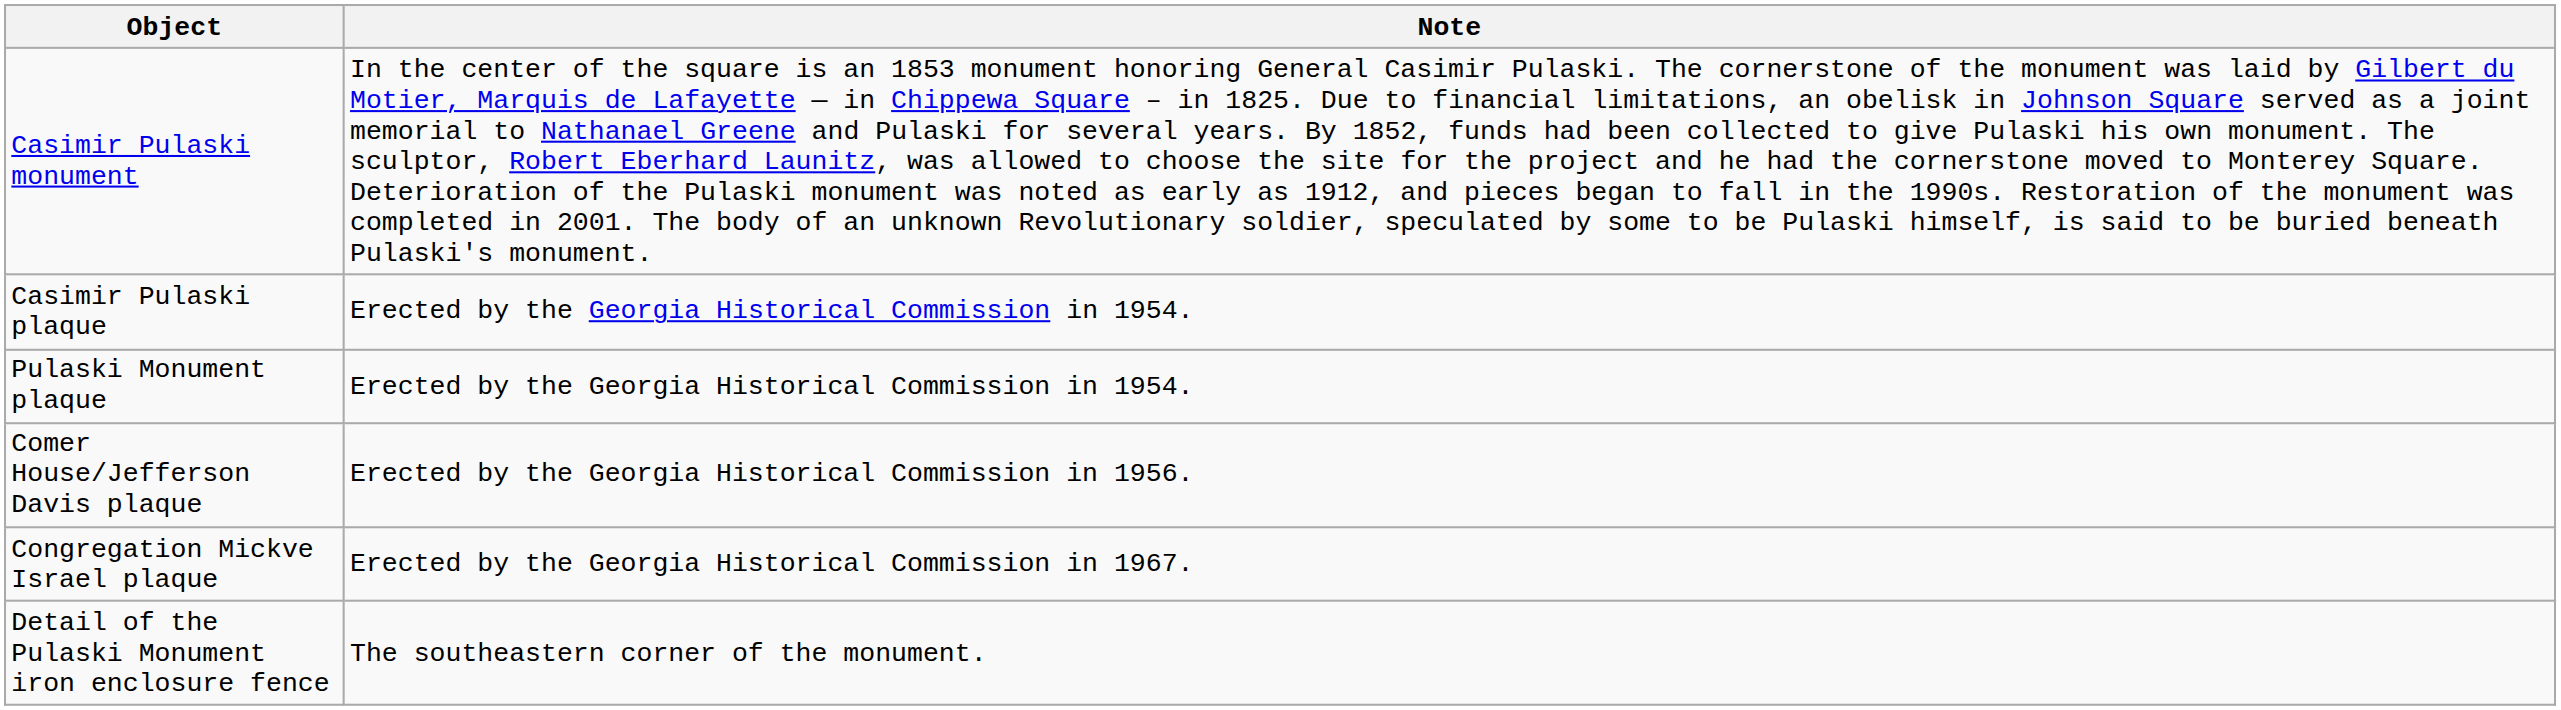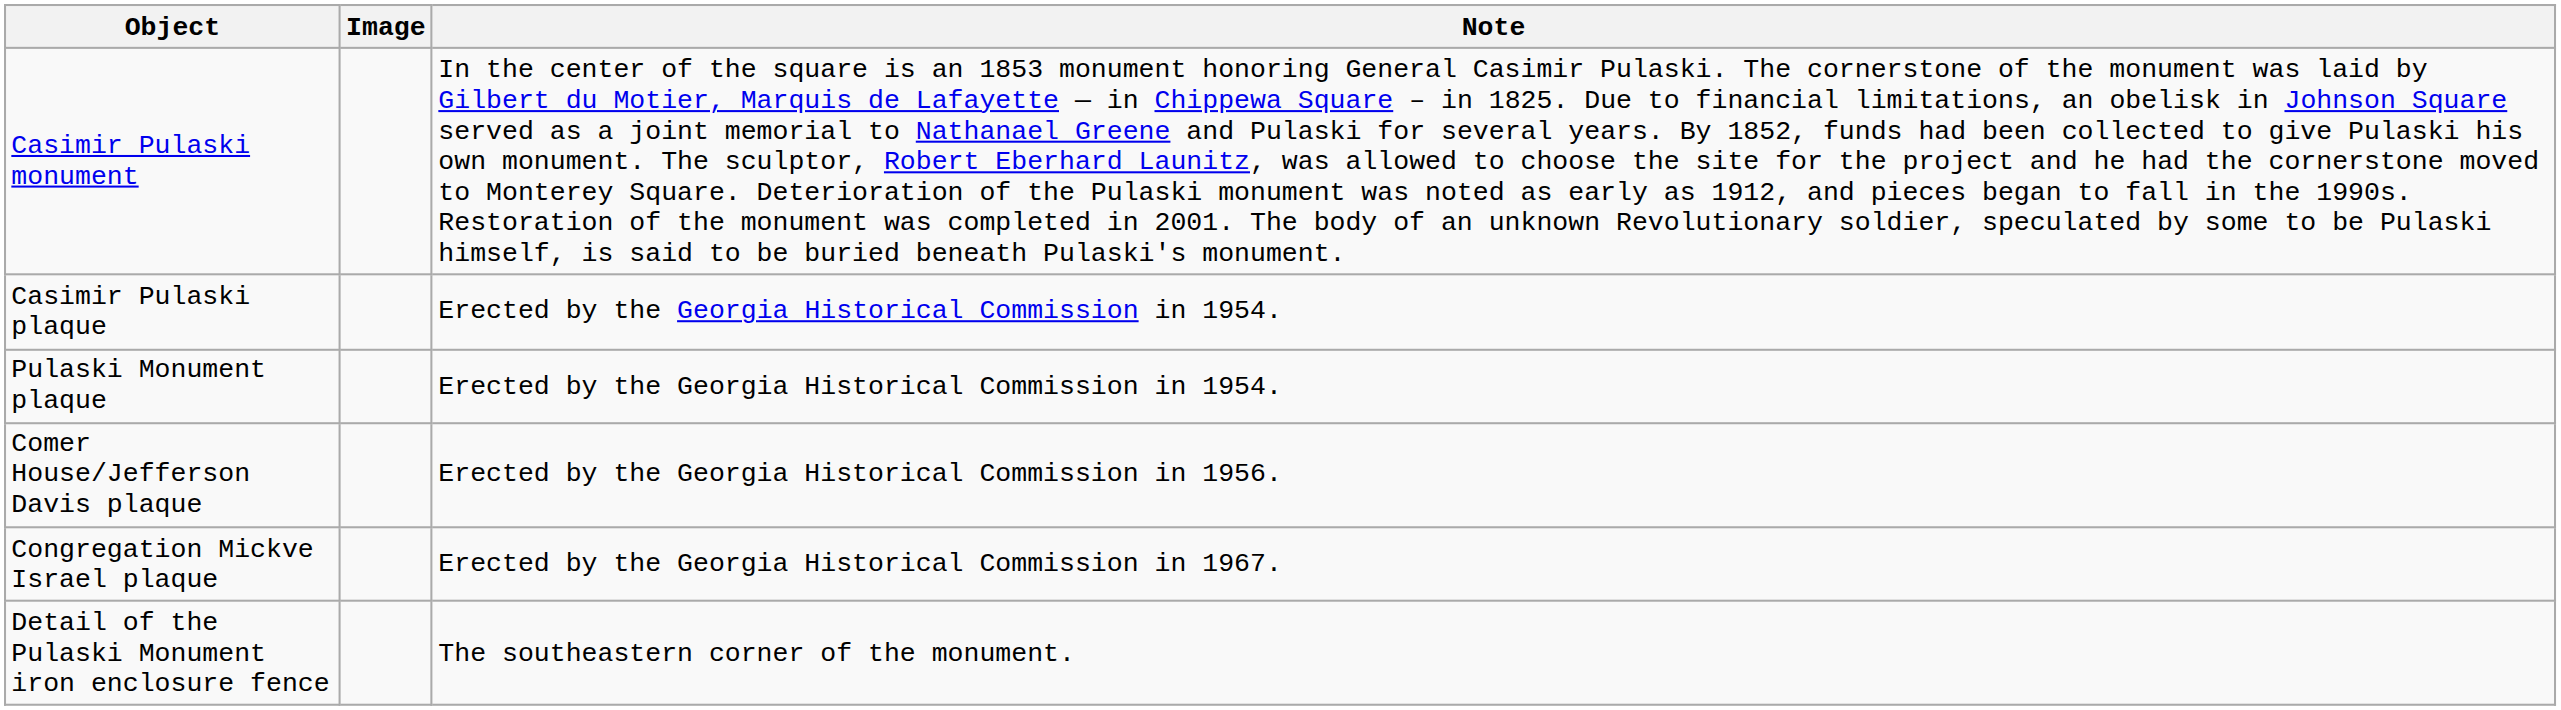+ column: (386, 27)
